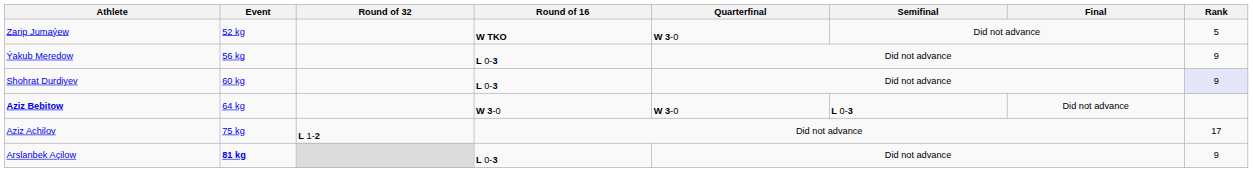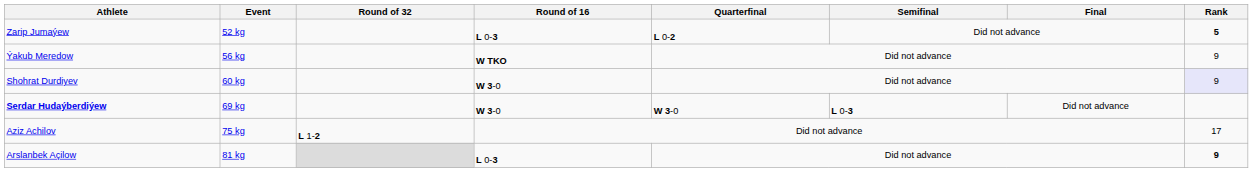(491, 37) W TKO -> (487, 37) L 0-3
(666, 37) W 3-0 -> (664, 37) L 0-2
(1216, 32) normal -> (1216, 32) bold
(487, 62) L 0-3 -> (491, 62) W TKO
(487, 86) L 0-3 -> (488, 86) W 3-0
- row: (35, 106)
+ row: (56, 106)
(234, 156) bold -> (233, 156) normal
(1216, 156) normal -> (1216, 156) bold
